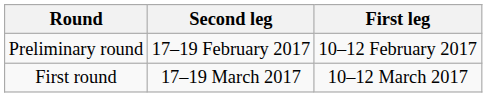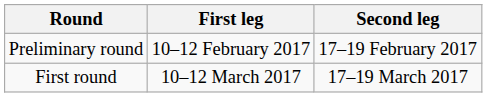columns swapped: (398, 19) <-> (231, 19)
